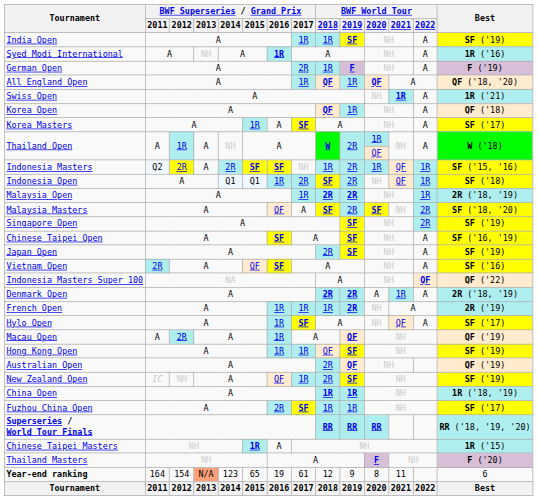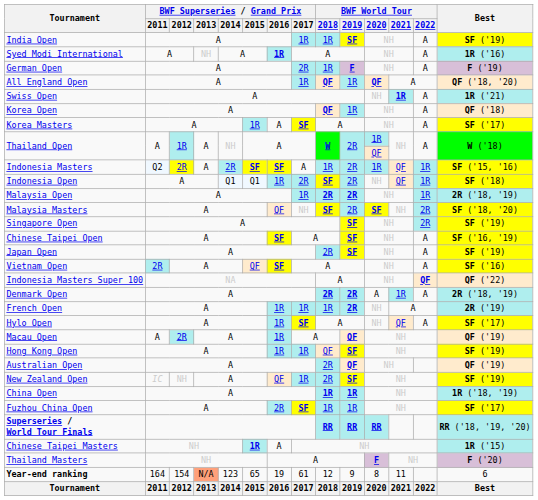(303, 167) NH -> (303, 167) A
(303, 209) A -> (303, 209) NH
